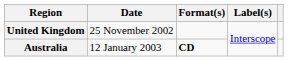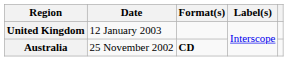(132, 30) 25 November 2002 -> (126, 30) 12 January 2003
(126, 47) 12 January 2003 -> (132, 47) 25 November 2002
